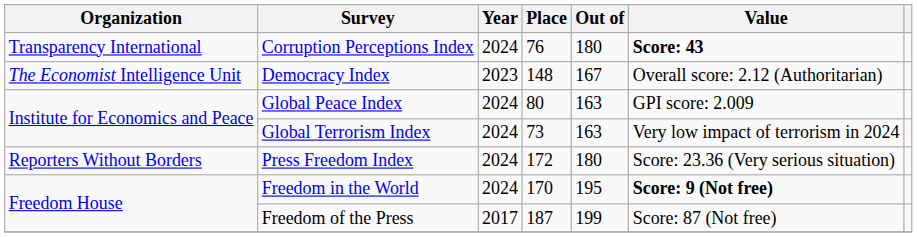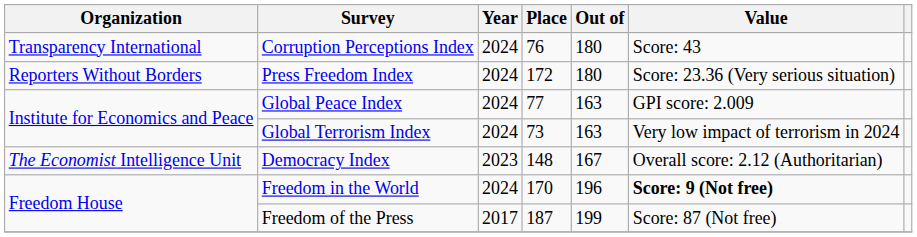(668, 47) bold -> (667, 47) normal
rows swapped: (326, 75) <-> (337, 160)
(535, 103) 80 -> (535, 103) 77
(589, 189) 195 -> (589, 189) 196
